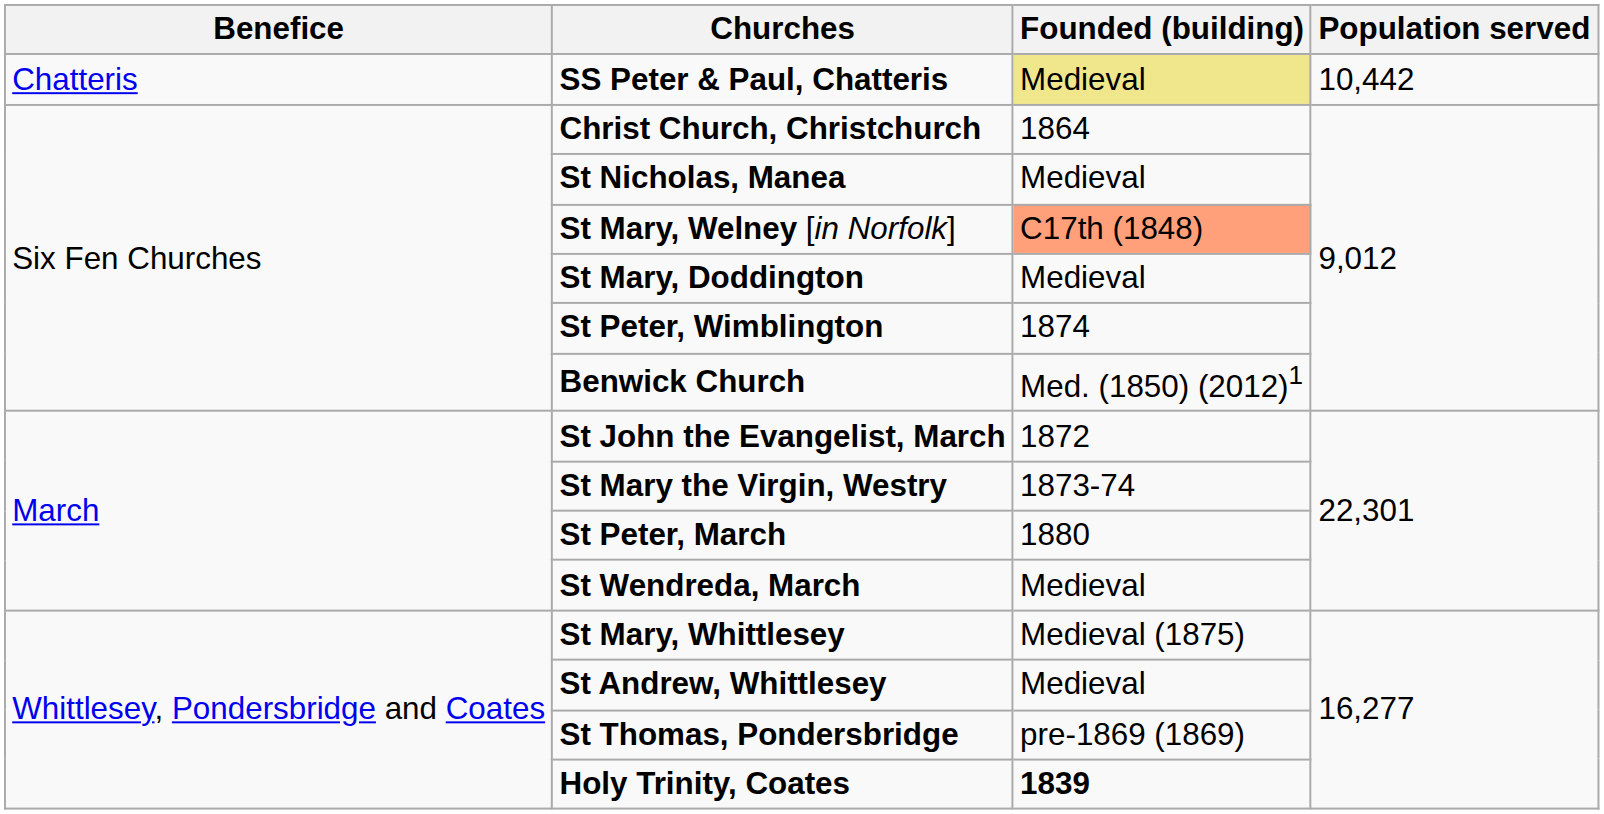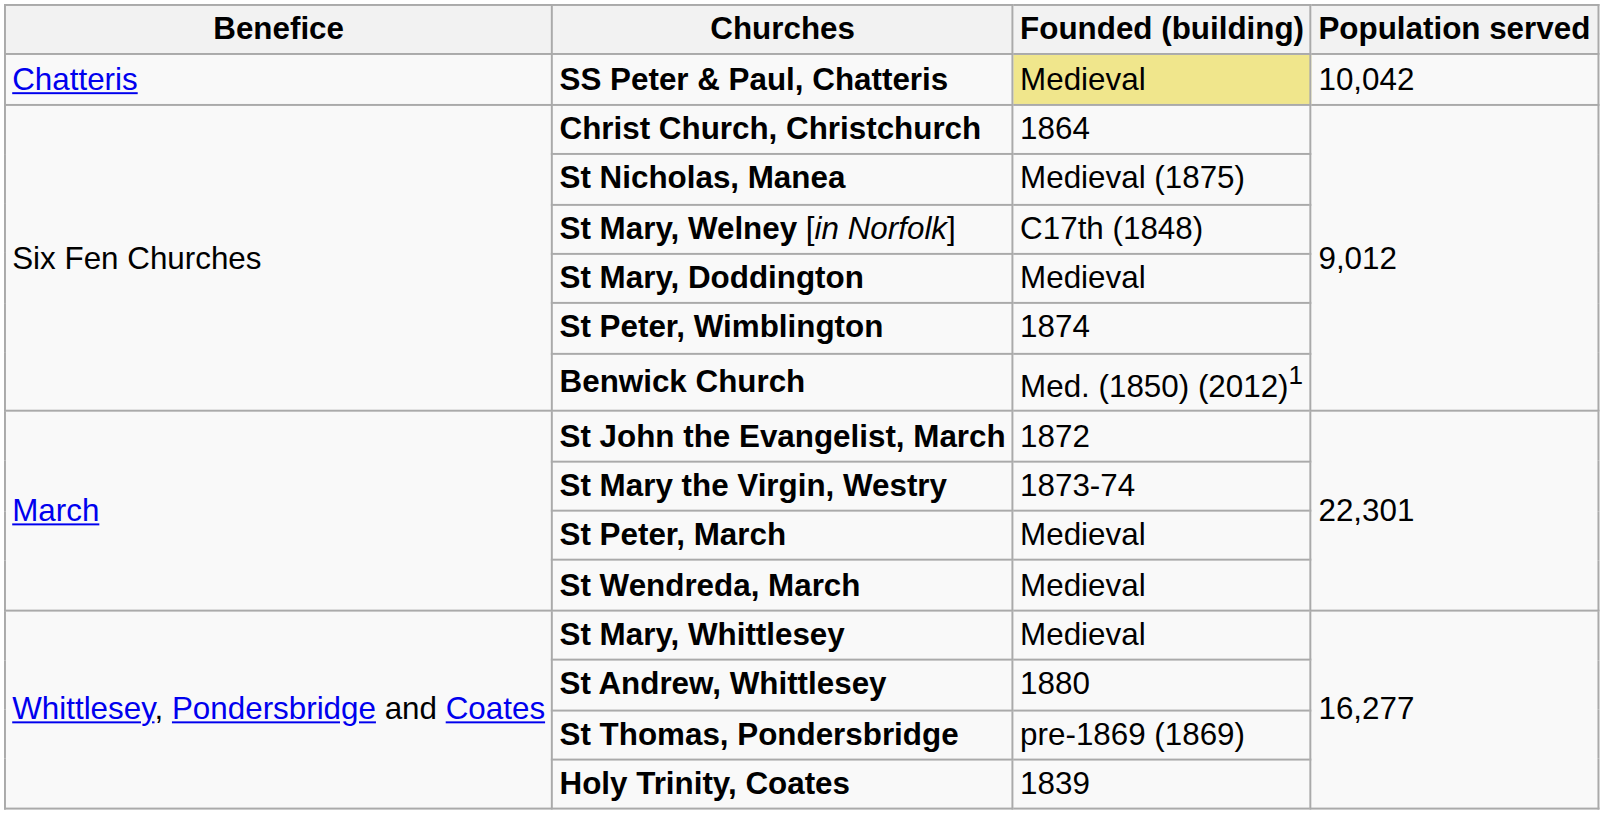(1366, 79) 10,442 -> (1366, 79) 10,042
(1083, 178) Medieval -> (1133, 178) Medieval (1875)
(1112, 228) lightsalmon background -> (1112, 228) no background
(1055, 535) 1880 -> (1083, 535) Medieval
(1133, 634) Medieval (1875) -> (1083, 634) Medieval
(1083, 684) Medieval -> (1055, 684) 1880
(1055, 783) bold -> (1055, 783) normal
